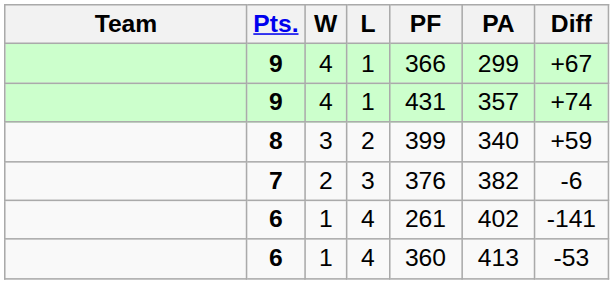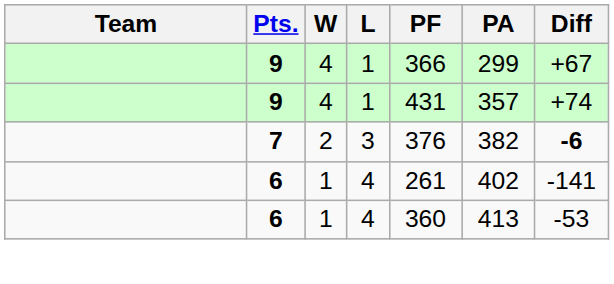- row: (276, 141)
(571, 180) normal -> (571, 141) bold
